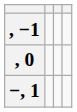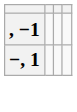- row: (24, 59)
